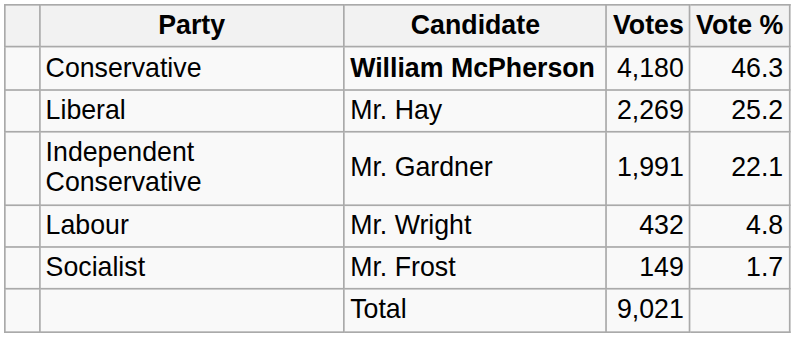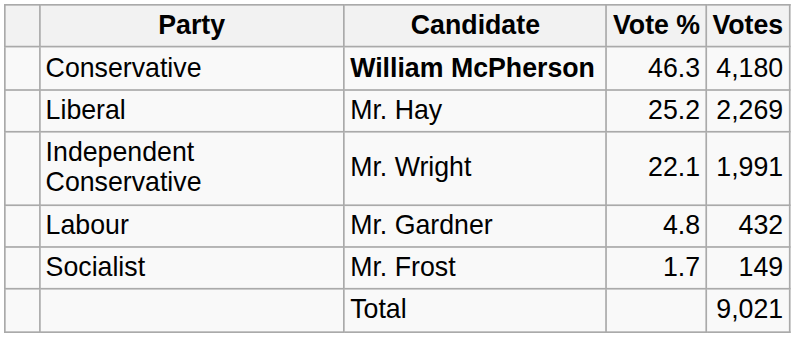columns swapped: (648, 25) <-> (740, 25)
(421, 167) Mr. Gardner -> (411, 167) Mr. Wright
(411, 225) Mr. Wright -> (421, 225) Mr. Gardner
